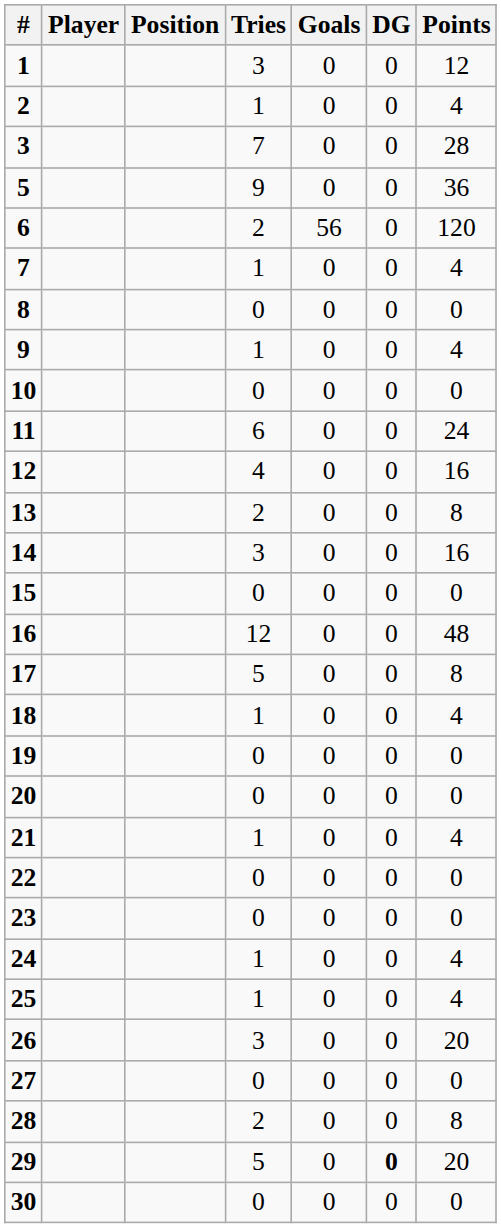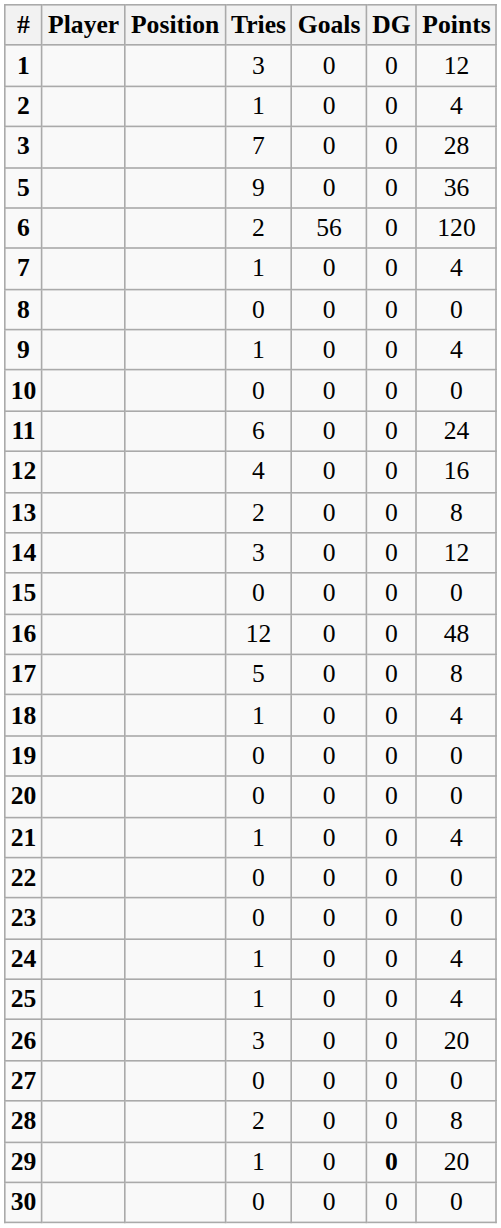(456, 552) 16 -> (456, 552) 12
(258, 1161) 5 -> (258, 1161) 1
